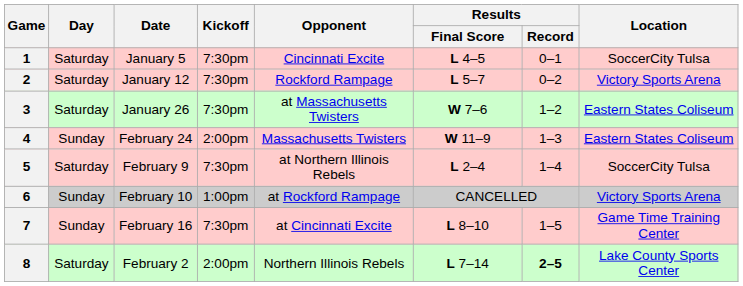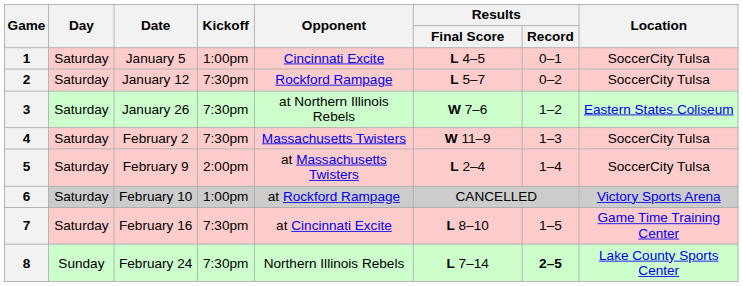(226, 58) 7:30pm -> (226, 58) 1:00pm
(659, 79) Victory Sports Arena -> (659, 79) SoccerCity Tulsa
(334, 109) at Massachusetts Twisters -> (334, 109) at Northern Illinois Rebels
(81, 138) Sunday -> (81, 138) Saturday
(156, 138) February 24 -> (156, 138) February 2
(226, 138) 2:00pm -> (226, 138) 7:30pm
(659, 138) Eastern States Coliseum -> (659, 138) SoccerCity Tulsa
(226, 167) 7:30pm -> (226, 167) 2:00pm
(334, 167) at Northern Illinois Rebels -> (334, 167) at Massachusetts Twisters
(81, 196) Sunday -> (81, 196) Saturday
(81, 226) Sunday -> (81, 226) Saturday
(81, 262) Saturday -> (81, 262) Sunday
(156, 262) February 2 -> (156, 262) February 24
(226, 262) 2:00pm -> (226, 262) 7:30pm
